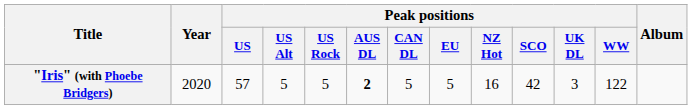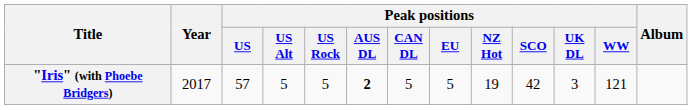(197, 84) 2020 -> (197, 84) 2017
(492, 84) 16 -> (492, 84) 19
(616, 84) 122 -> (616, 84) 121
